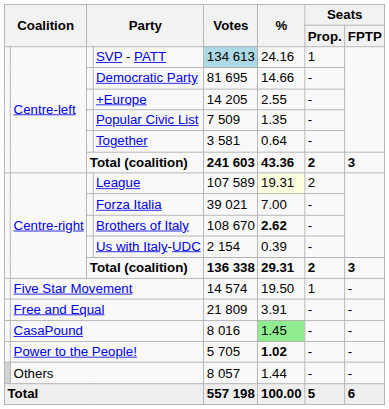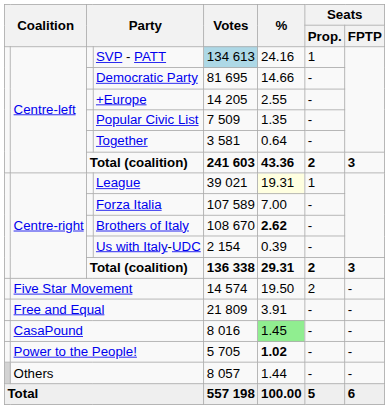(231, 183) 107 589 -> (227, 183) 39 021
(311, 183) 2 -> (311, 183) 1
(227, 204) 39 021 -> (231, 204) 107 589
(311, 288) 1 -> (311, 288) 2
